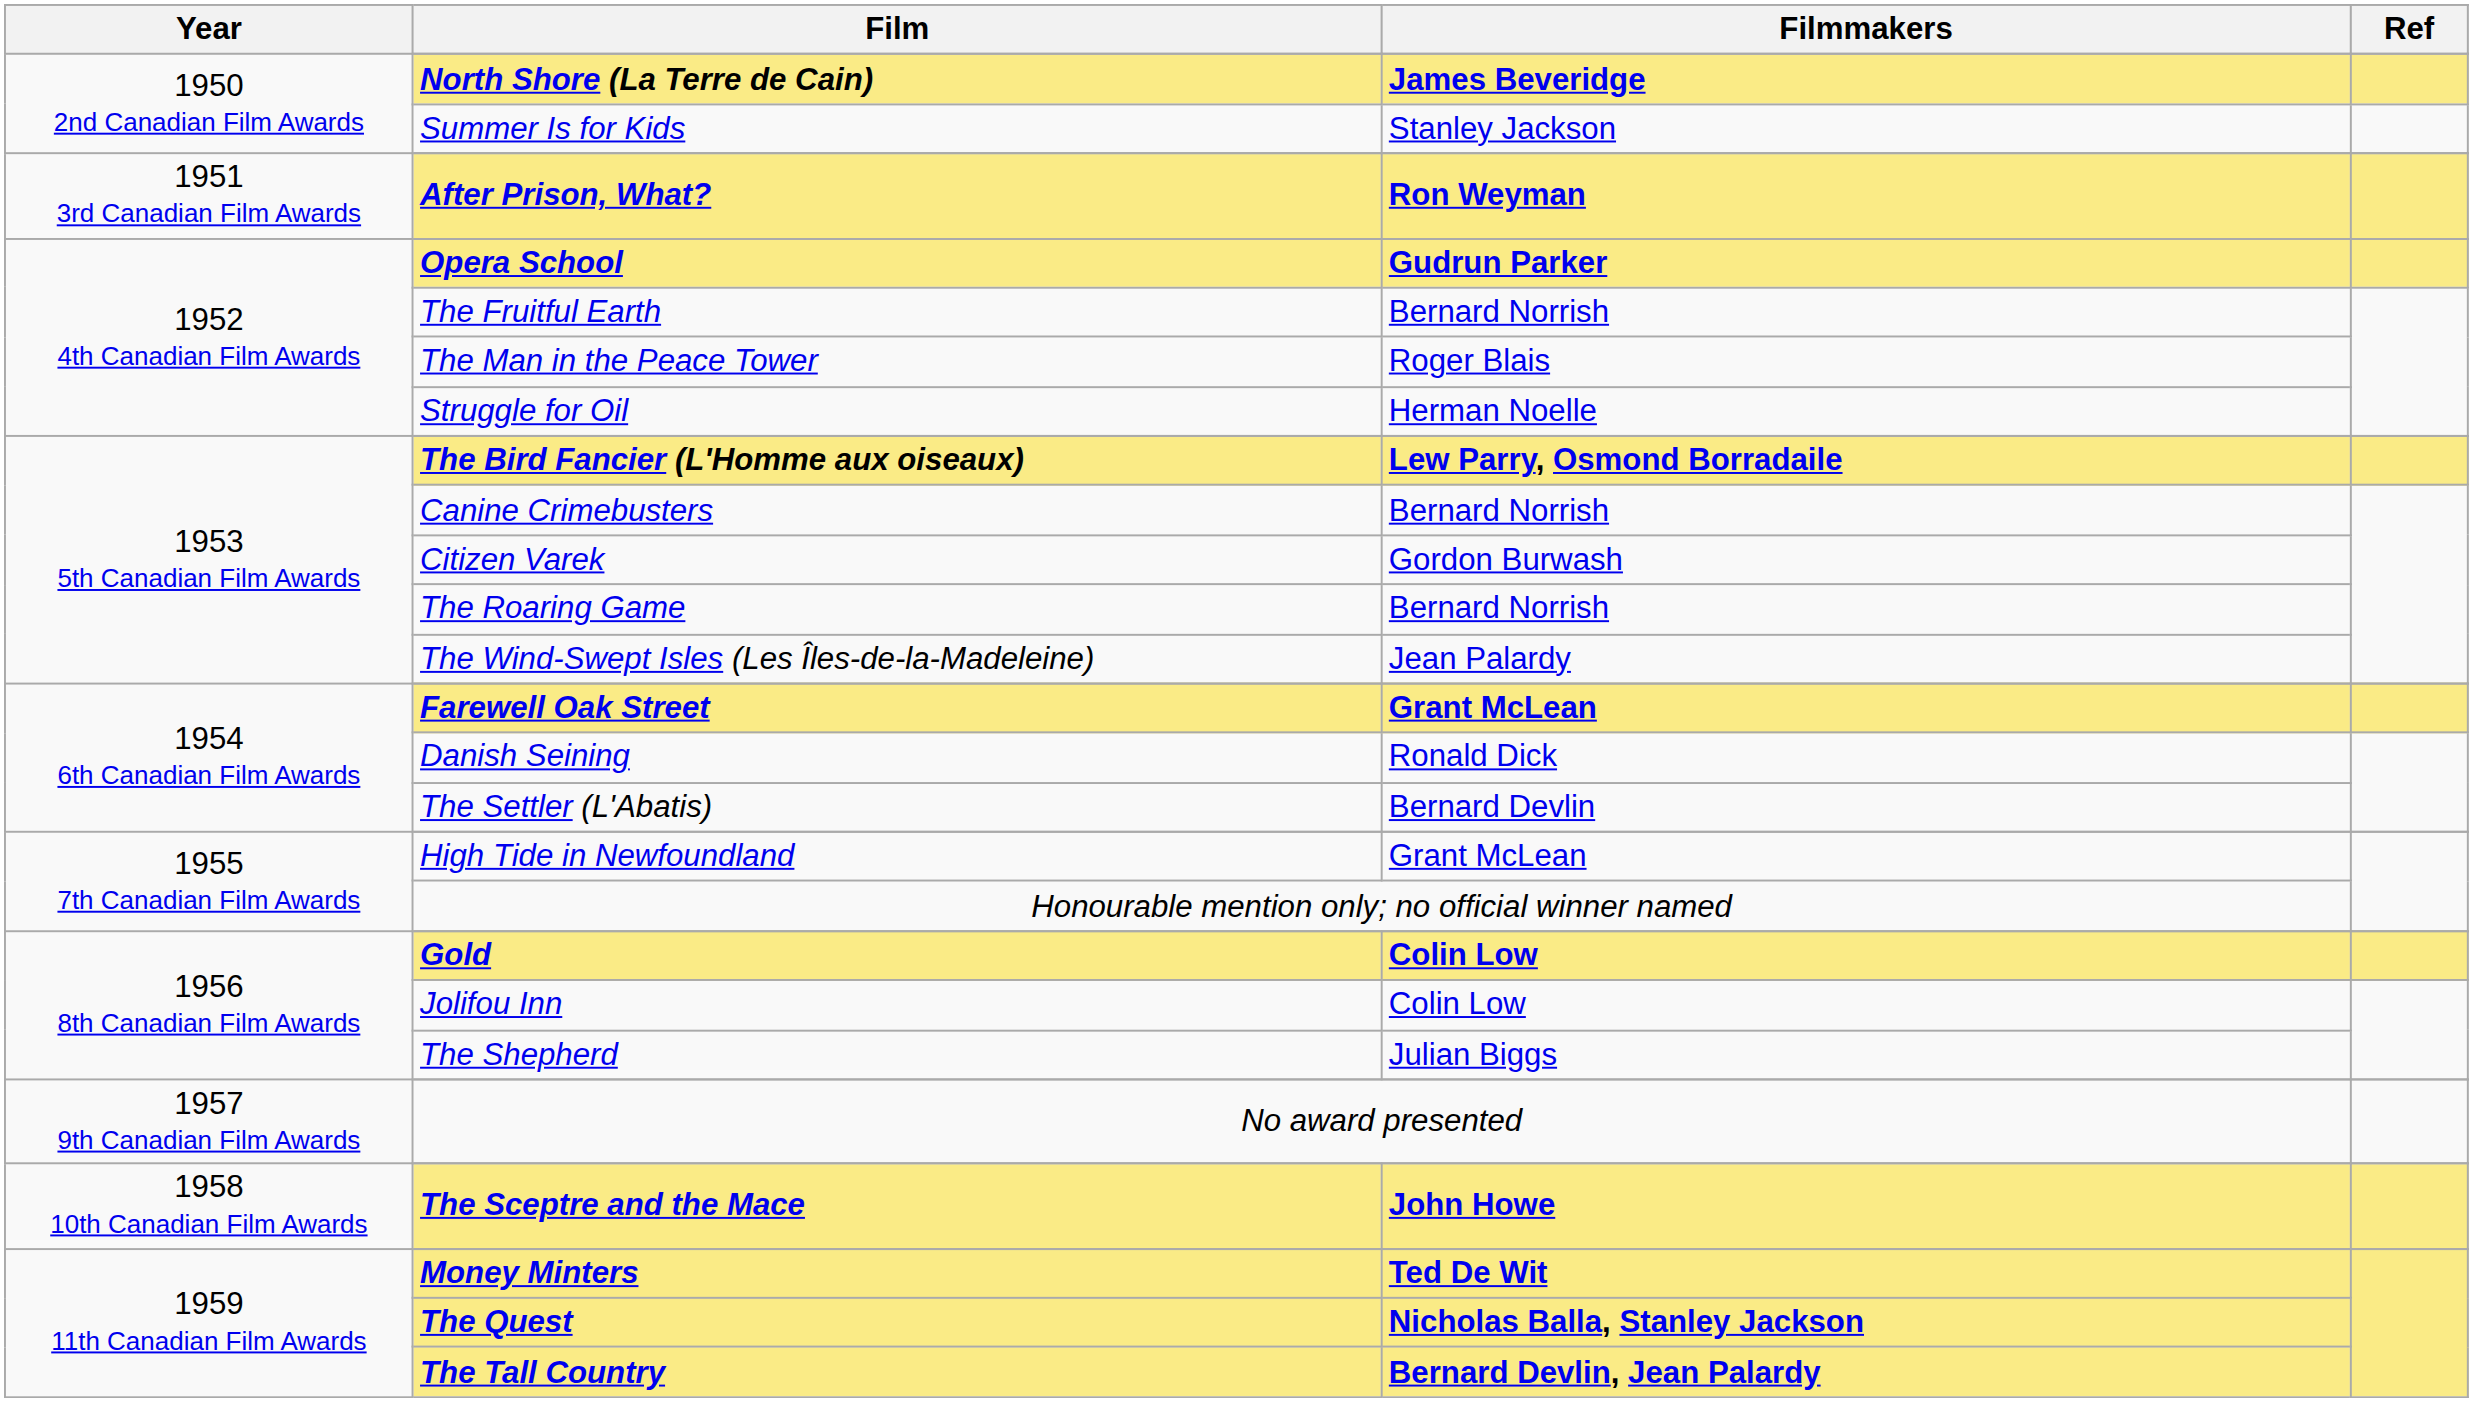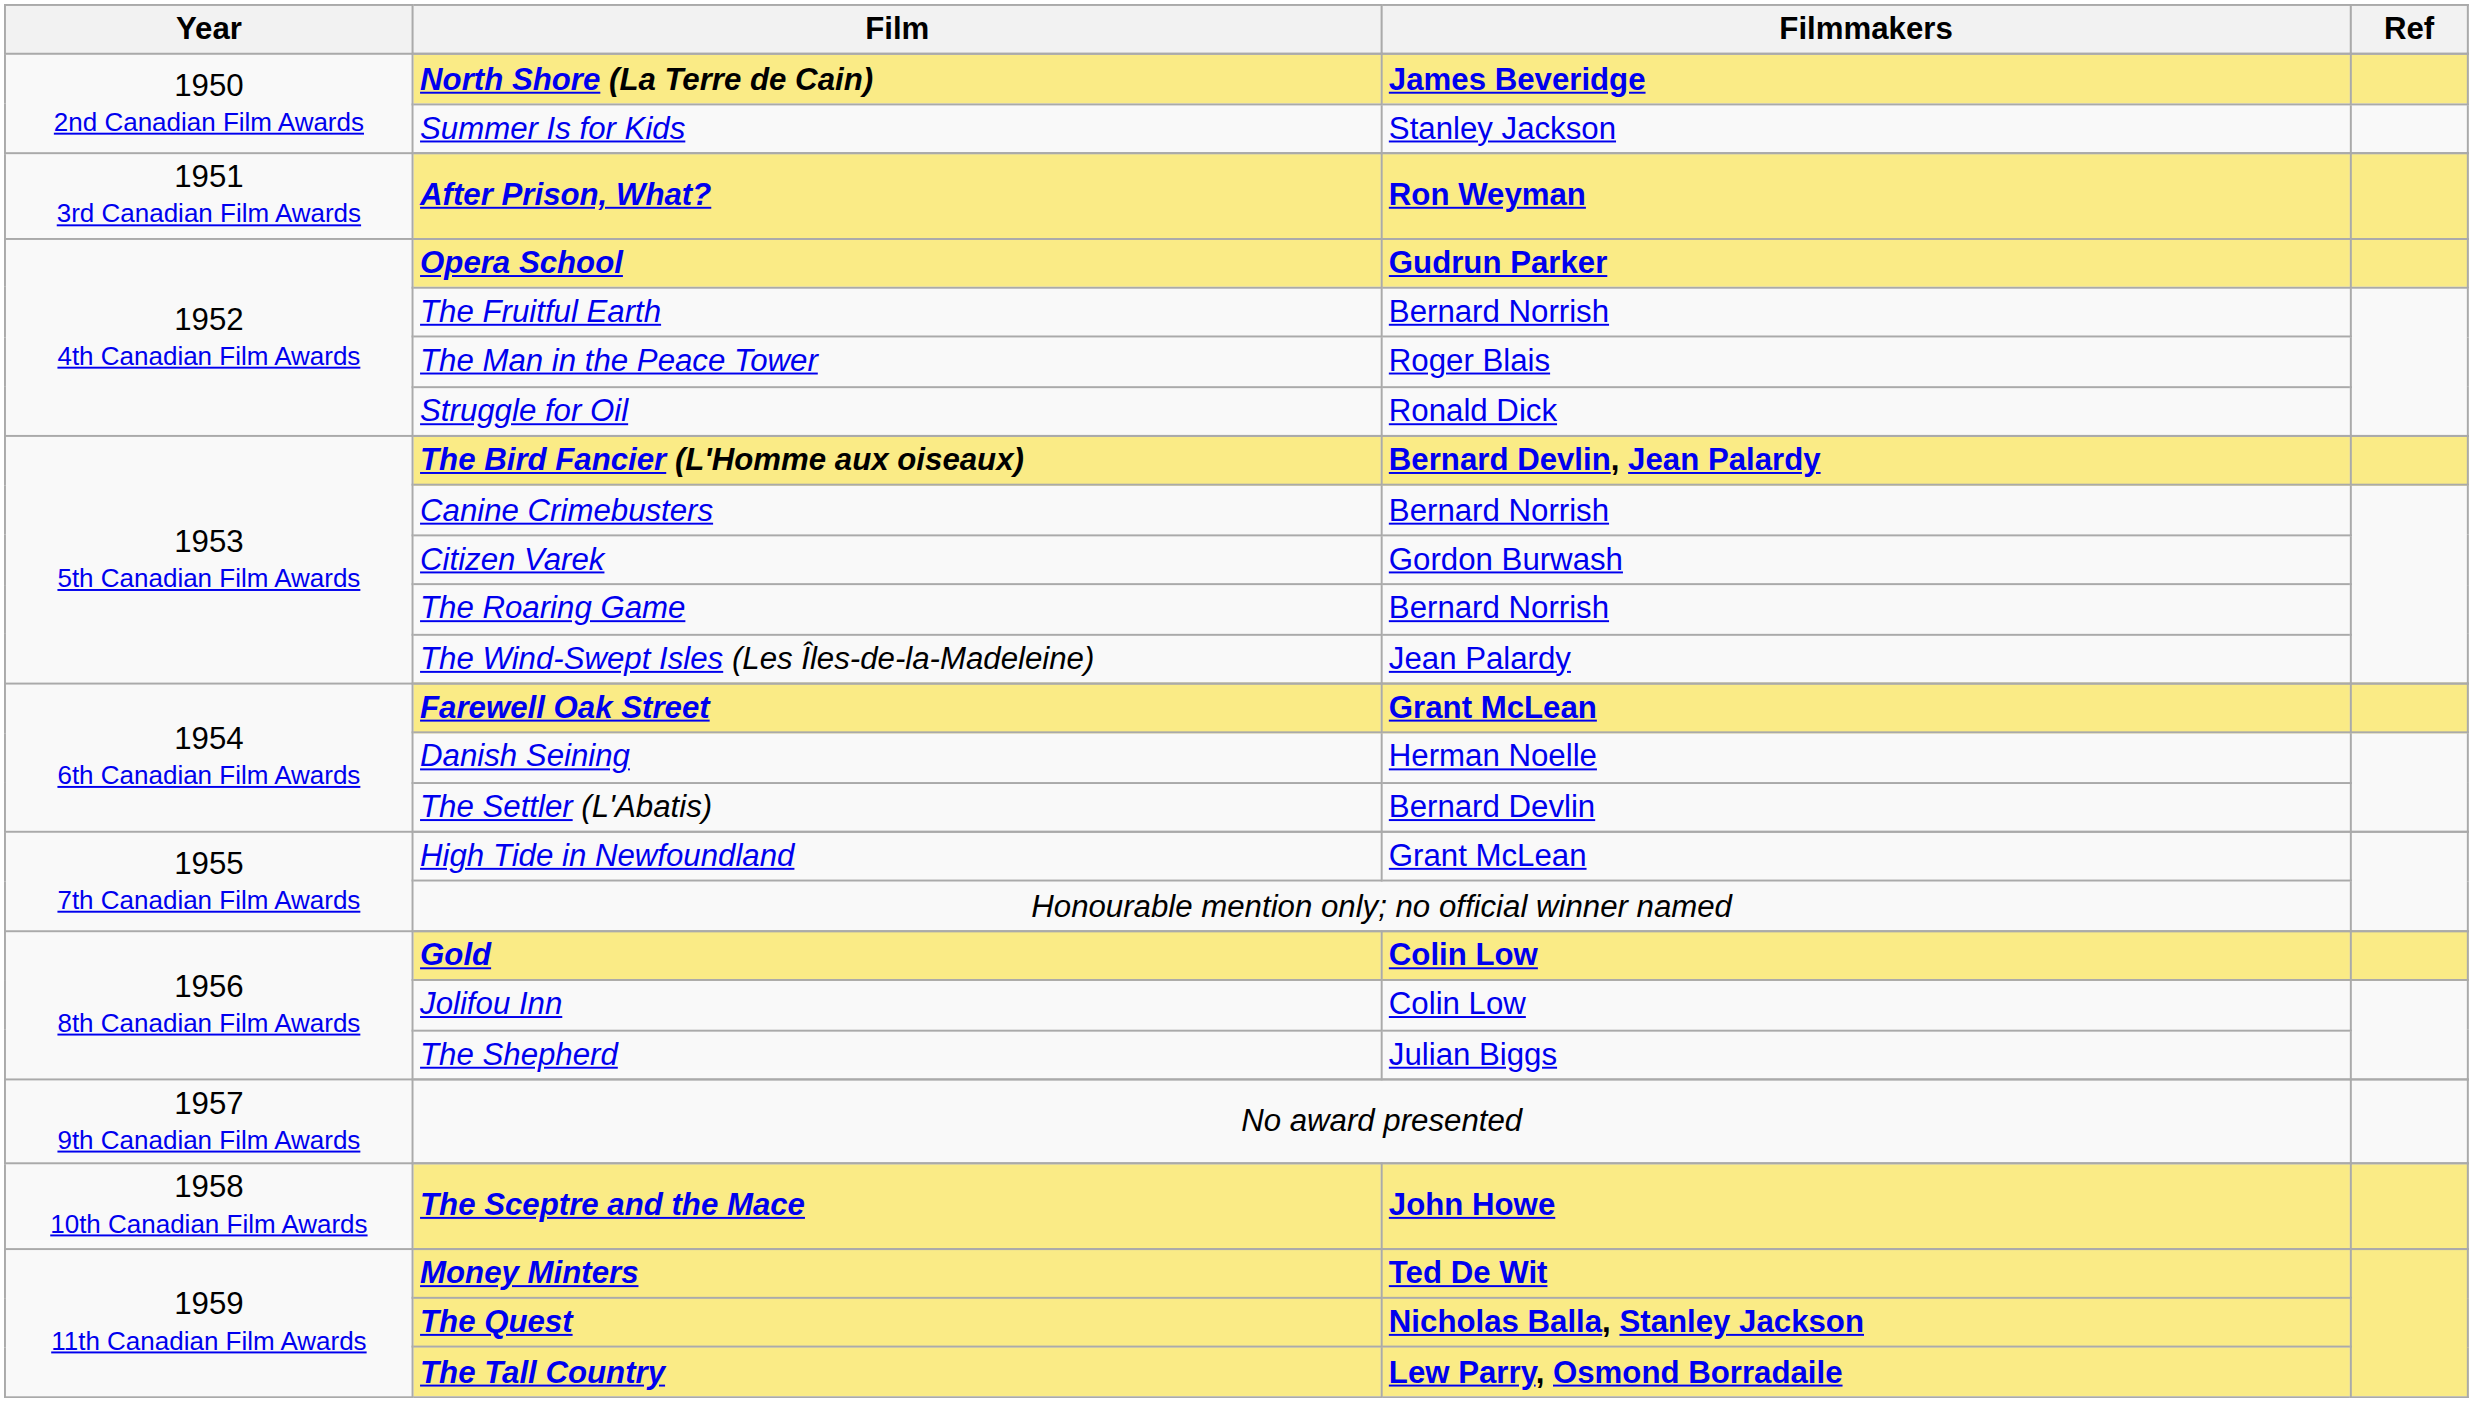(1493, 410) Herman Noelle -> (1473, 410) Ronald Dick
(1616, 460) Lew Parry, Osmond Borradaile -> (1605, 460) Bernard Devlin, Jean Palardy
(1473, 757) Ronald Dick -> (1493, 757) Herman Noelle
(1605, 1371) Bernard Devlin, Jean Palardy -> (1616, 1371) Lew Parry, Osmond Borradaile
